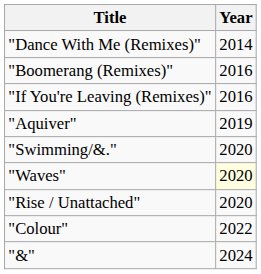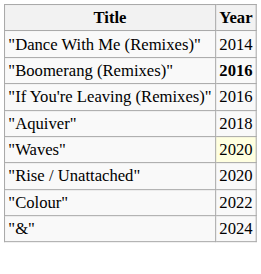(236, 70) normal -> (236, 70) bold
(236, 123) 2019 -> (236, 123) 2018
- row: (63, 149)
